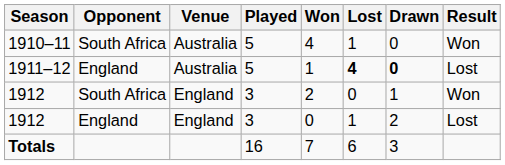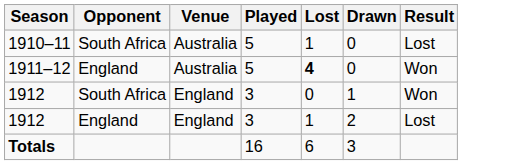- column: (322, 17)
(463, 43) Won -> (420, 43) Lost
(394, 69) bold -> (351, 69) normal
(462, 69) Lost -> (421, 69) Won
